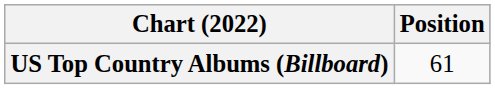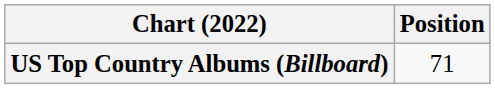(442, 63) 61 -> (442, 63) 71
